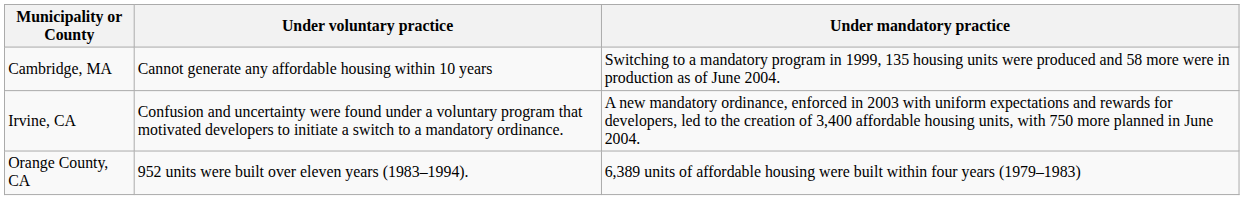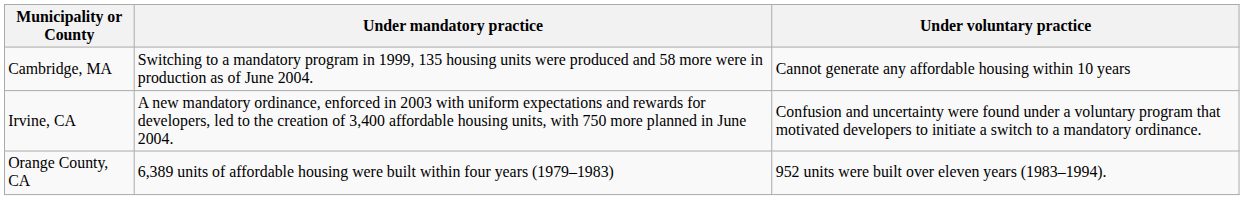columns swapped: (368, 25) <-> (920, 25)
